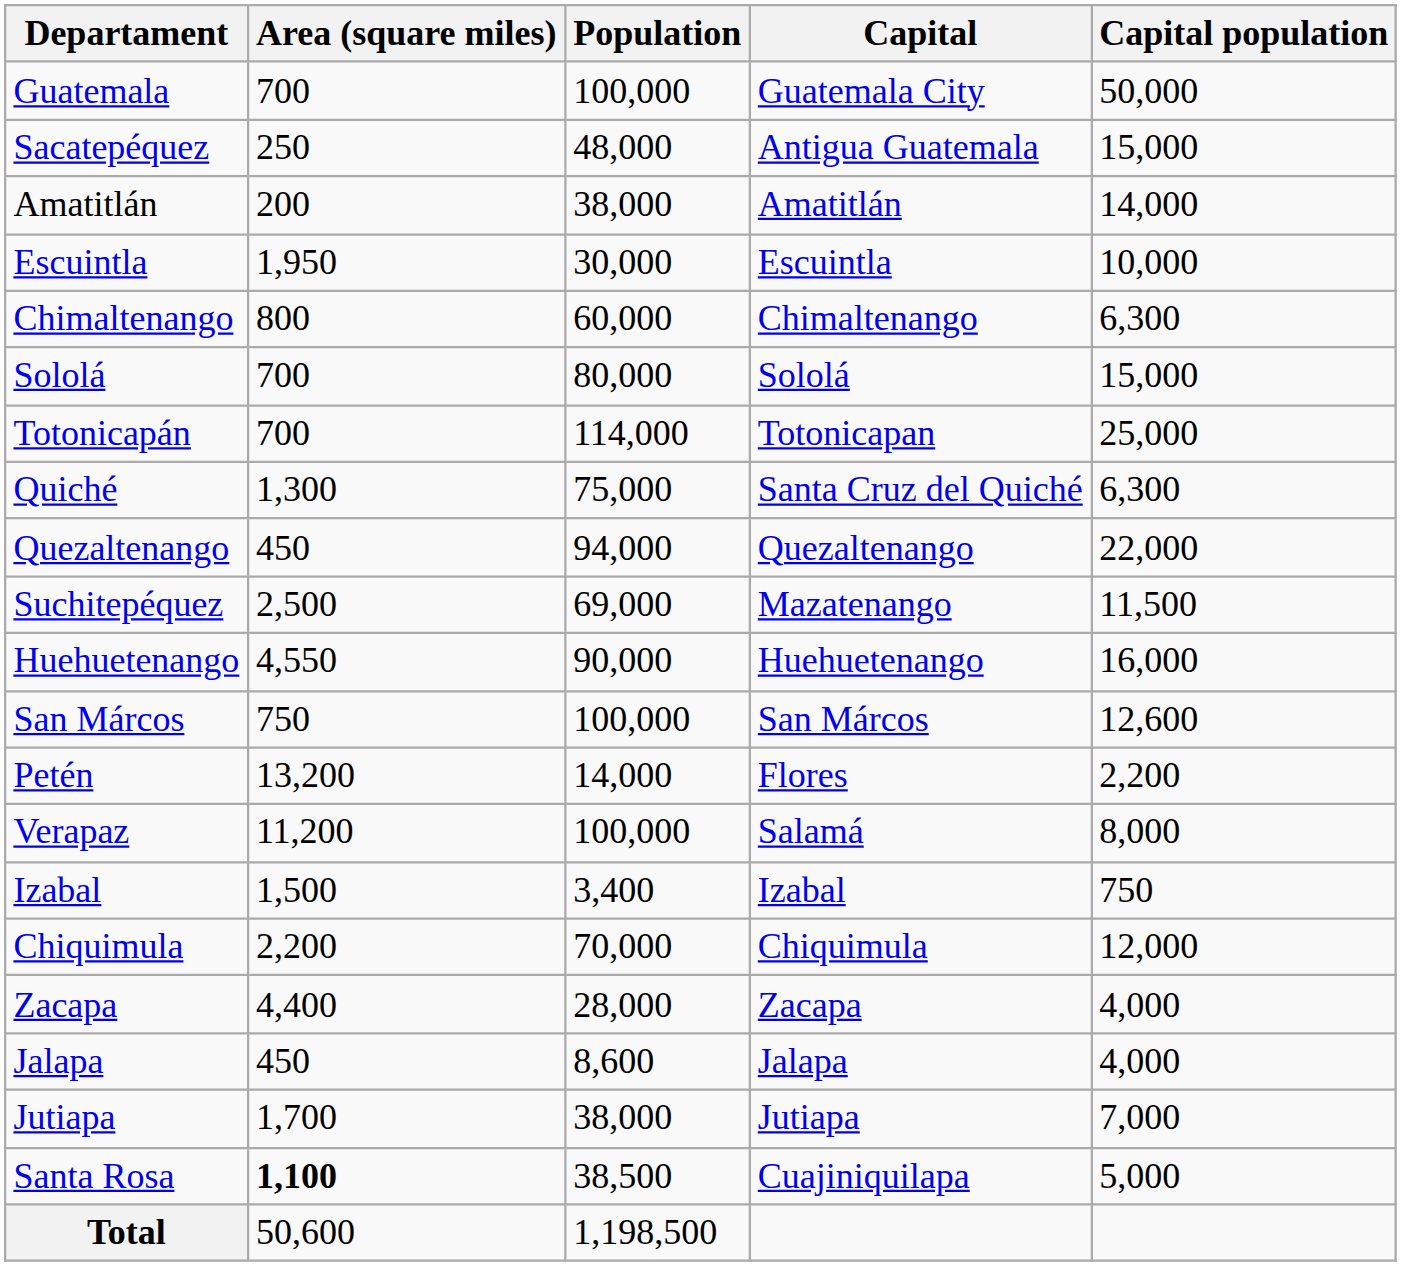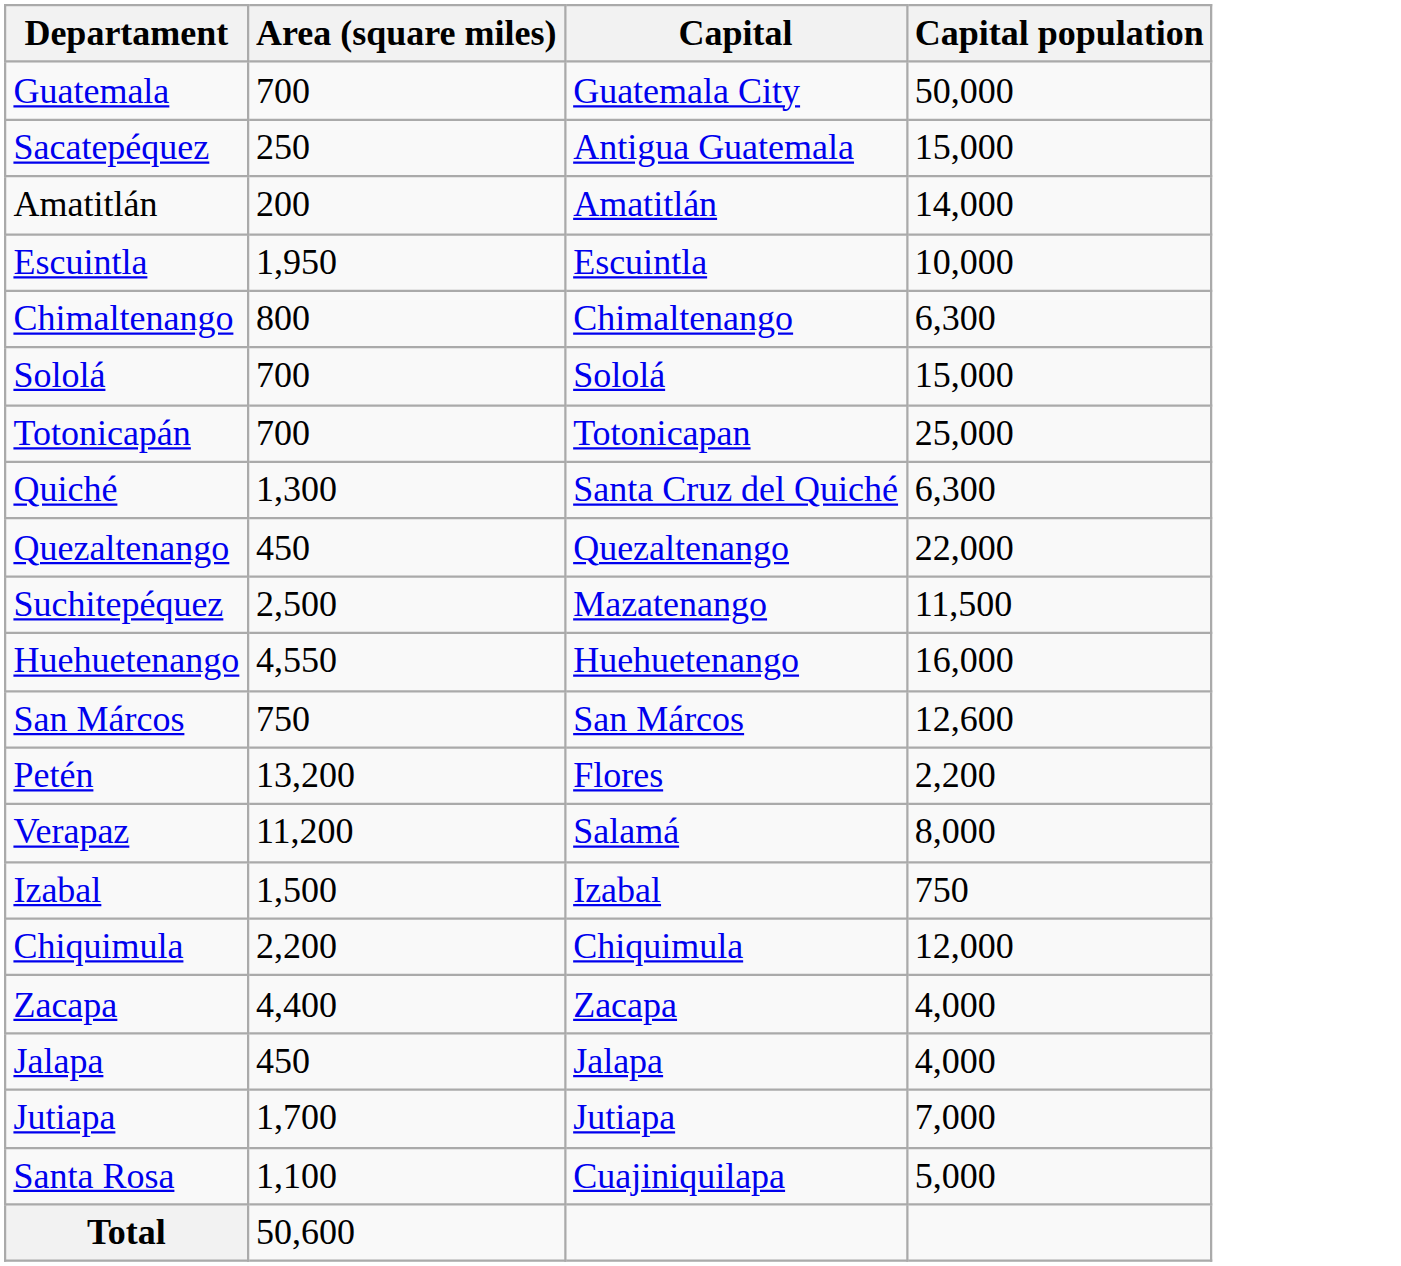- column: (657, 33)
(296, 1174) bold -> (296, 1174) normal
